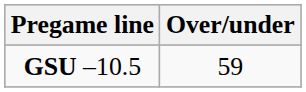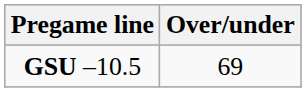(230, 65) 59 -> (230, 65) 69
